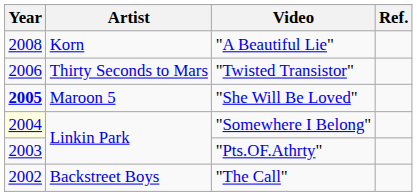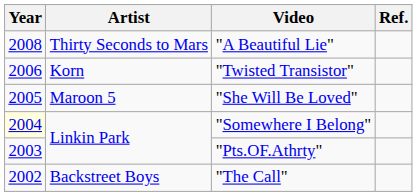(67, 44) Korn -> (129, 44) Thirty Seconds to Mars
(129, 71) Thirty Seconds to Mars -> (67, 71) Korn
(25, 97) bold -> (25, 97) normal
